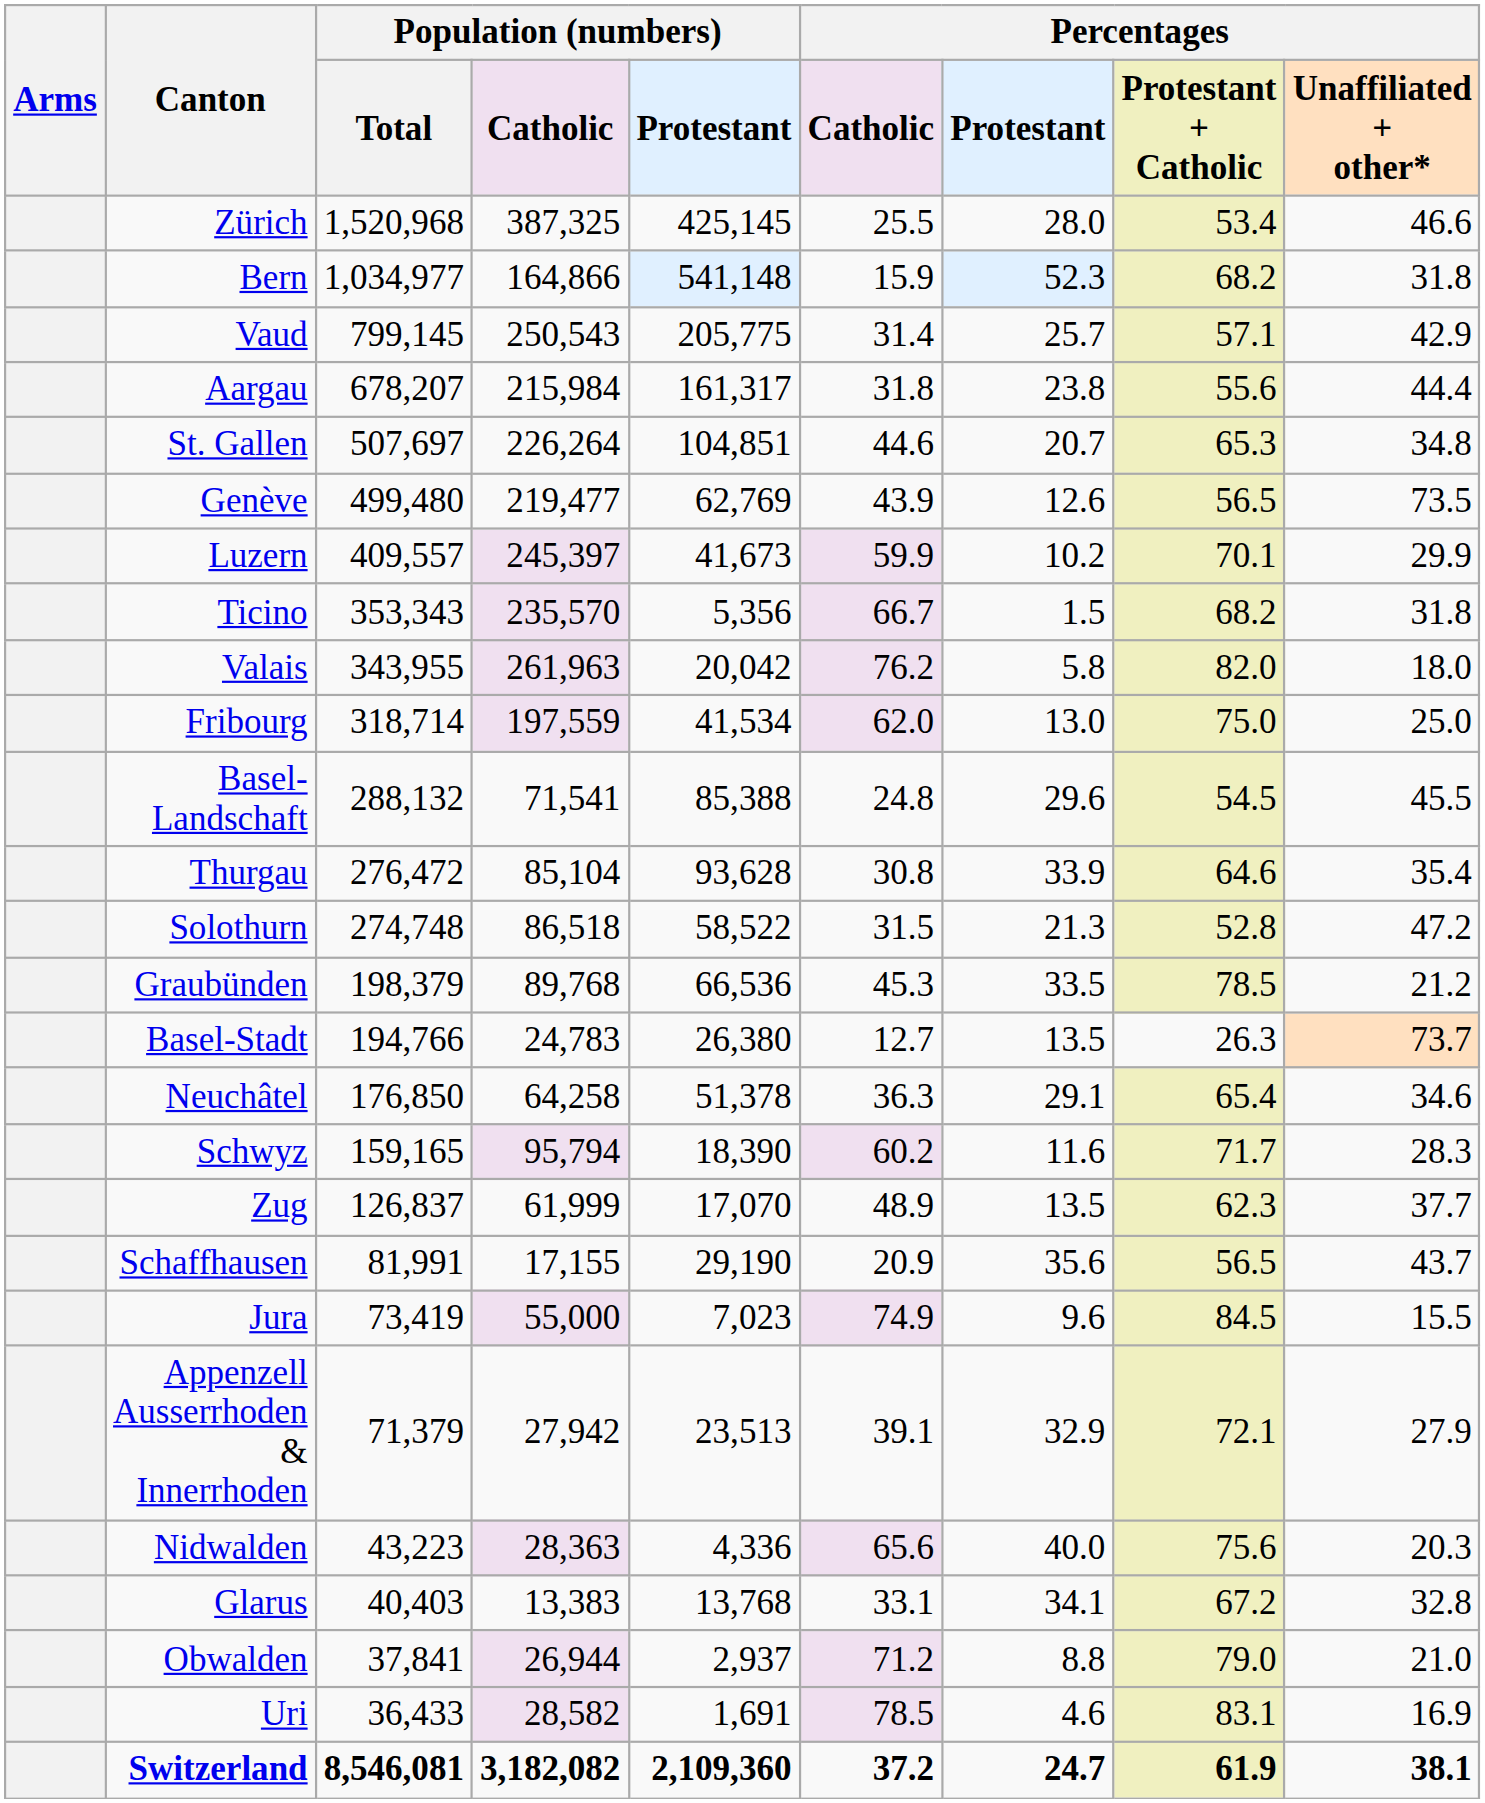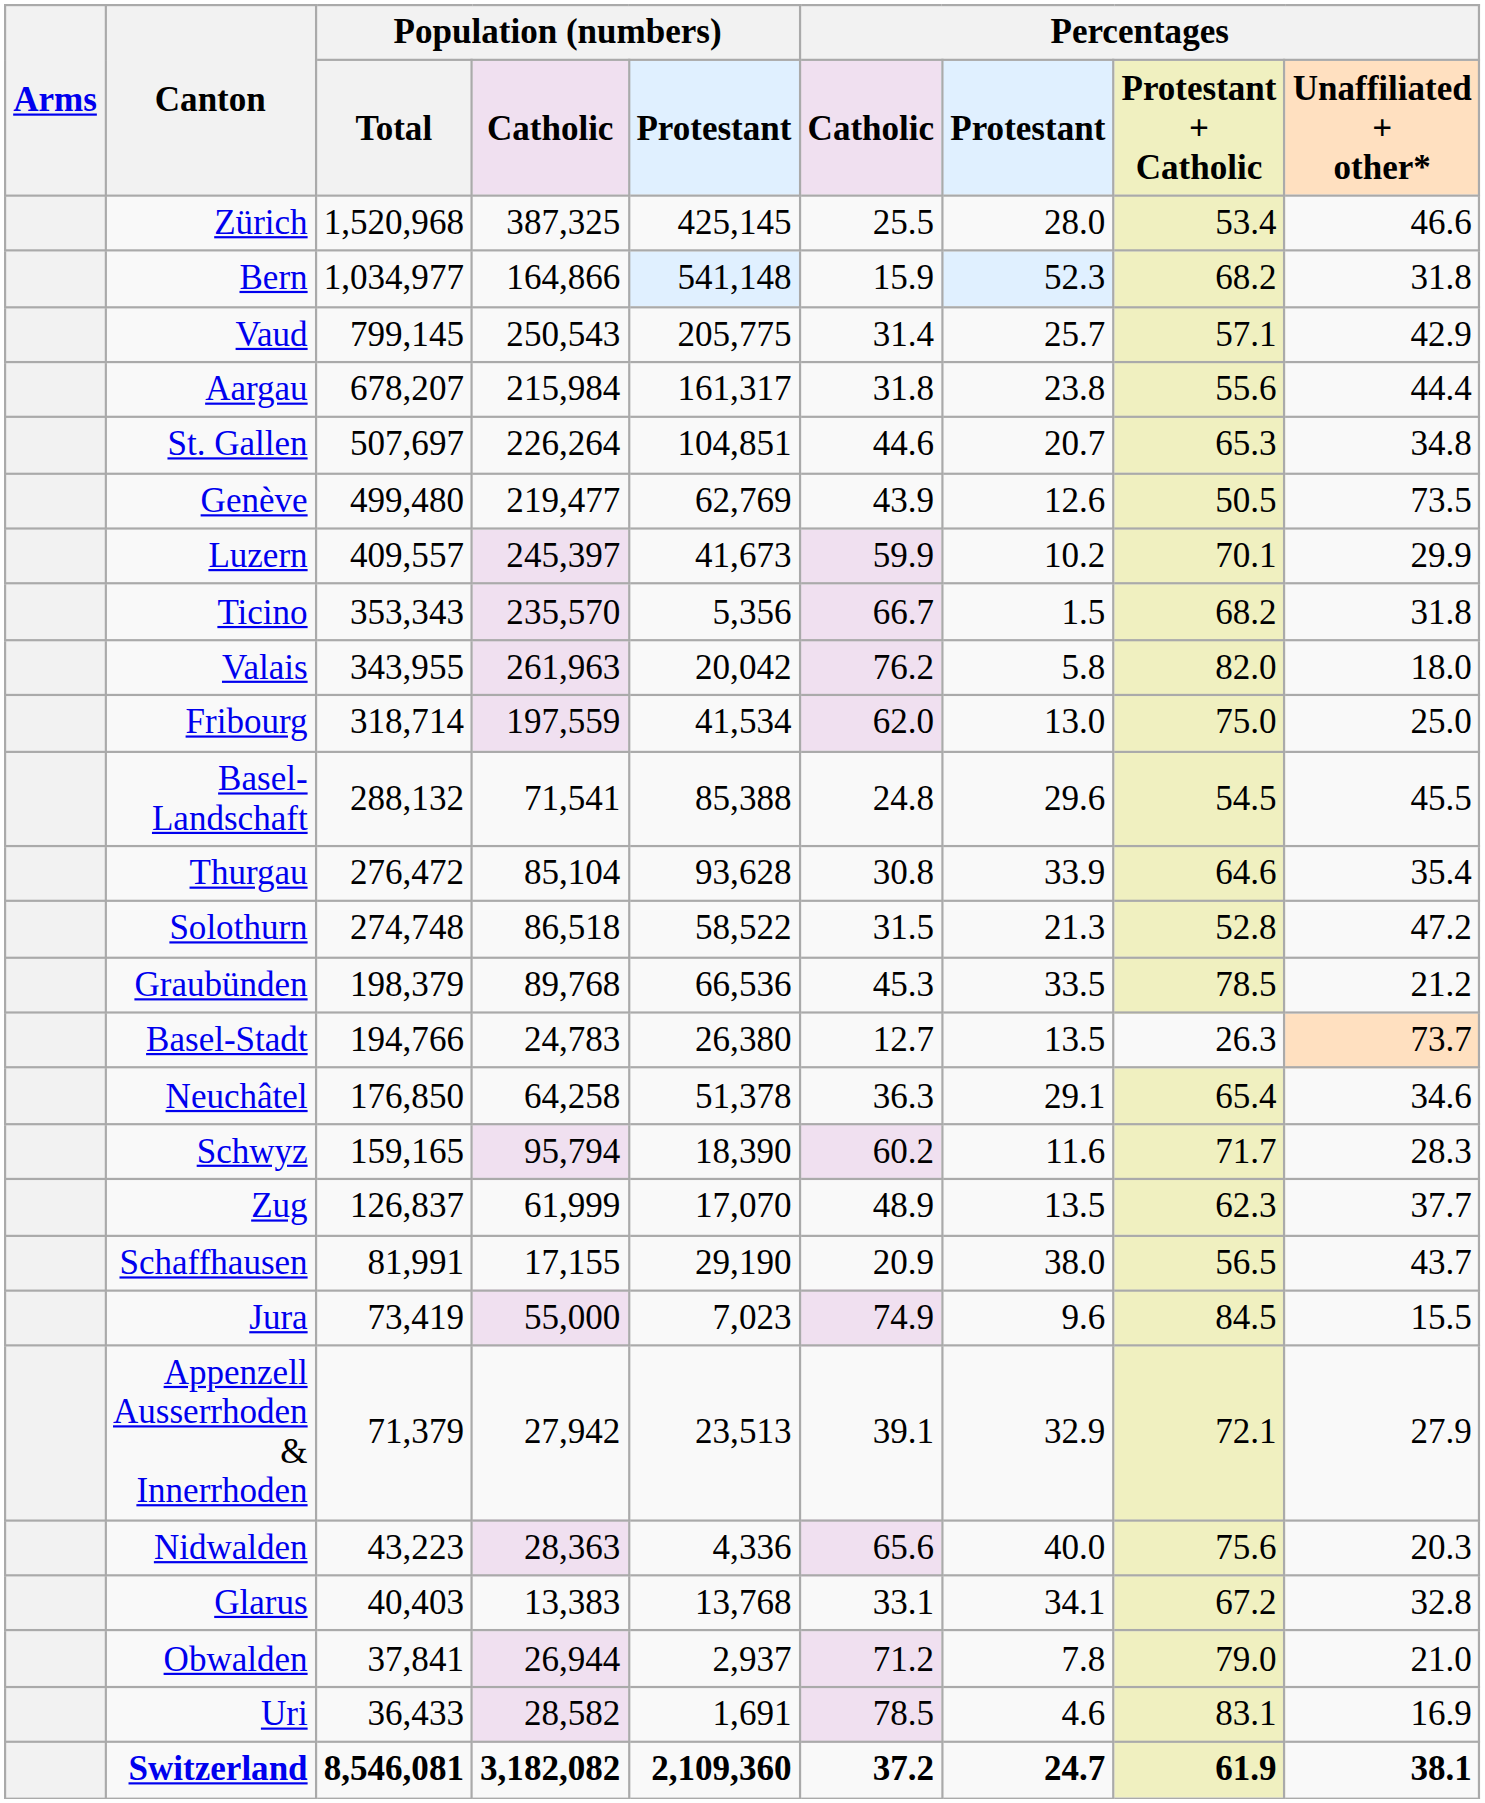(1246, 500) 56.5 -> (1246, 500) 50.5
(1075, 1261) 35.6 -> (1075, 1261) 38.0
(1083, 1658) 8.8 -> (1083, 1658) 7.8
